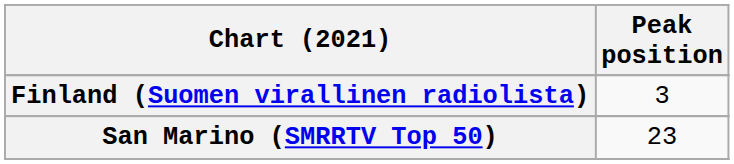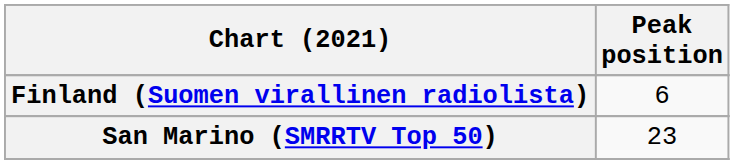(662, 96) 3 -> (662, 96) 6
